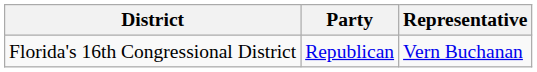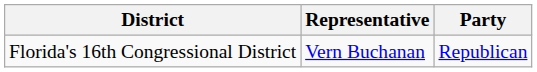columns swapped: (465, 19) <-> (350, 19)
